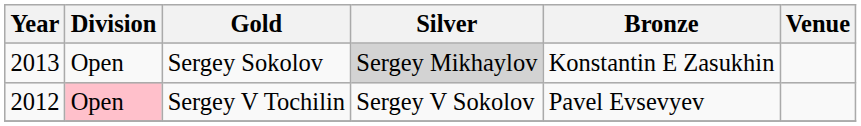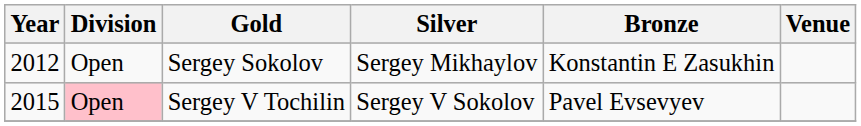(35, 62) 2013 -> (35, 62) 2012
(447, 62) lightgrey background -> (447, 62) no background
(35, 101) 2012 -> (35, 101) 2015
